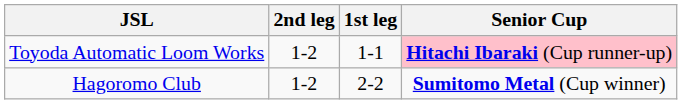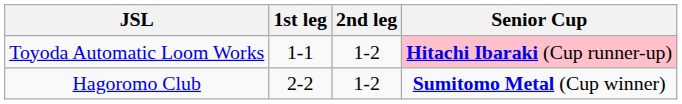columns swapped: (370, 20) <-> (304, 20)
